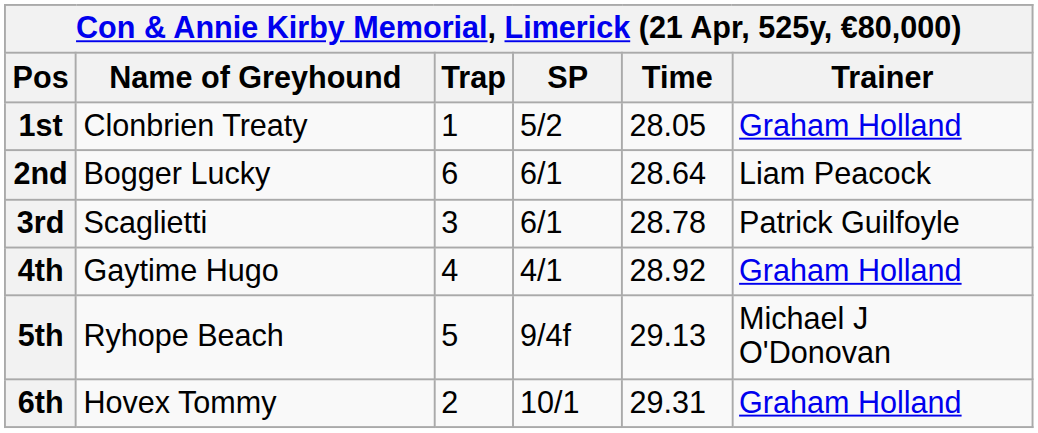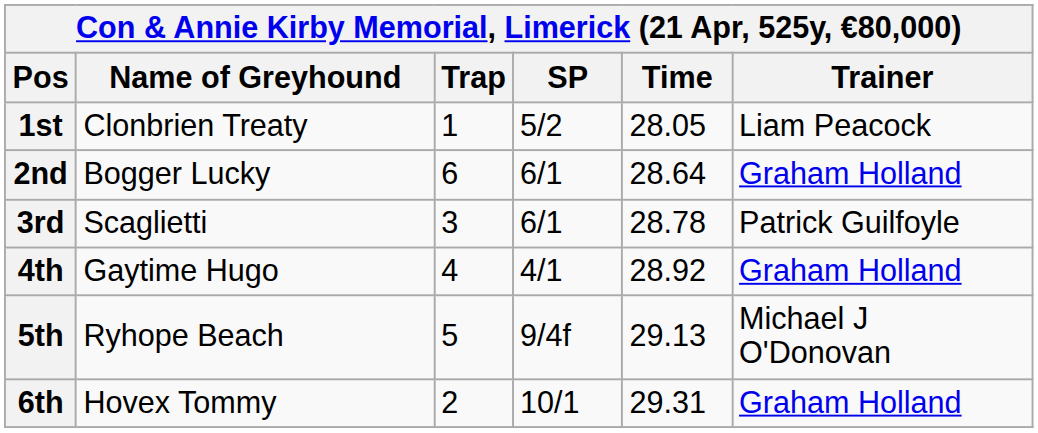(850, 125) Graham Holland -> (835, 125) Liam Peacock
(835, 174) Liam Peacock -> (850, 174) Graham Holland
